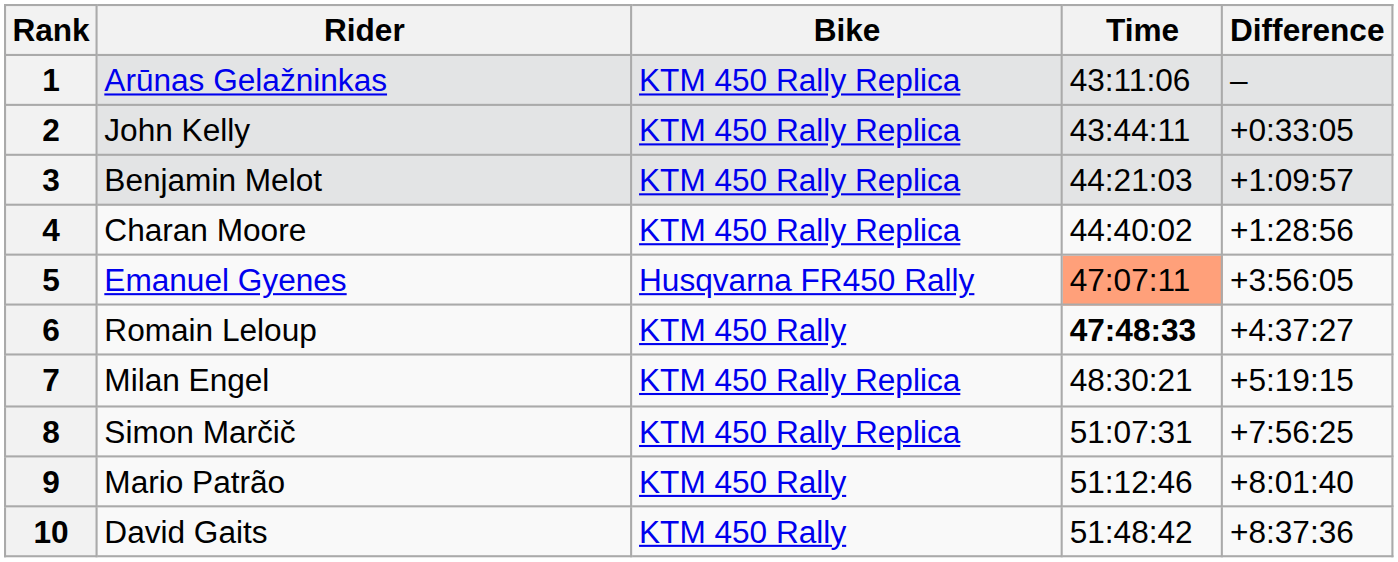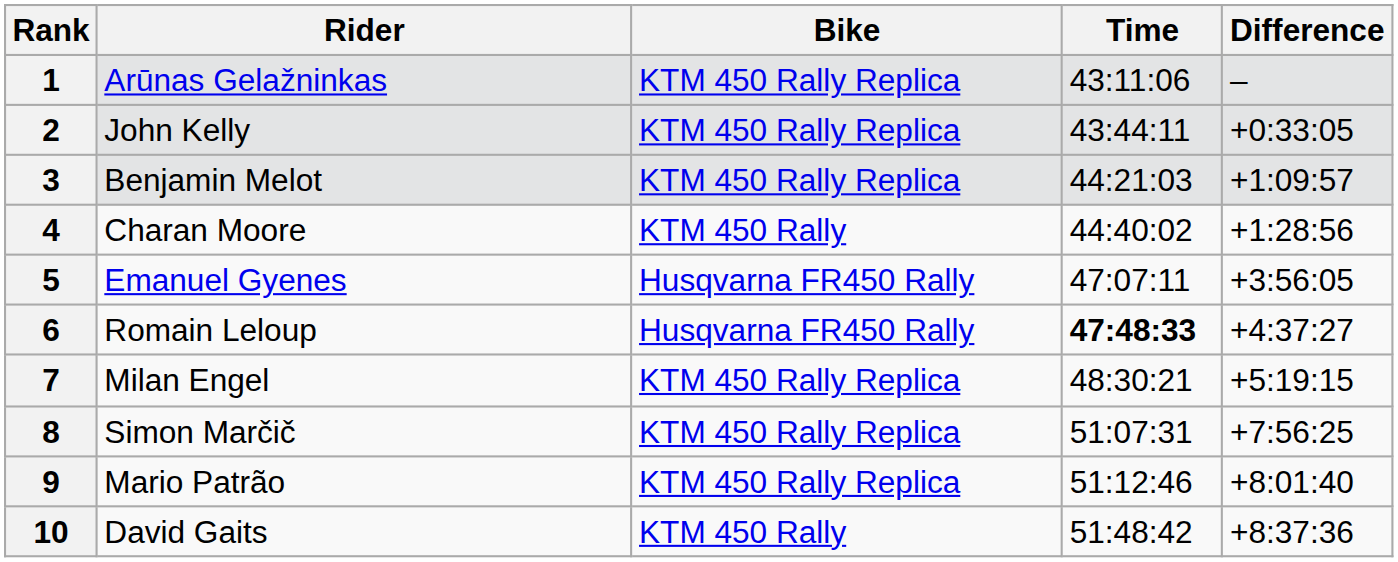(800, 230) KTM 450 Rally Replica -> (743, 230) KTM 450 Rally
(1130, 281) lightsalmon background -> (1130, 281) no background
(743, 331) KTM 450 Rally -> (807, 331) Husqvarna FR450 Rally
(743, 481) KTM 450 Rally -> (800, 481) KTM 450 Rally Replica
